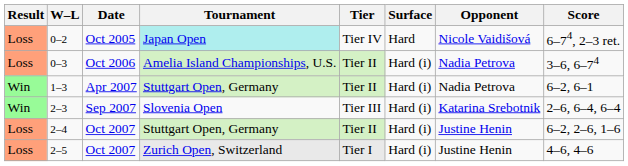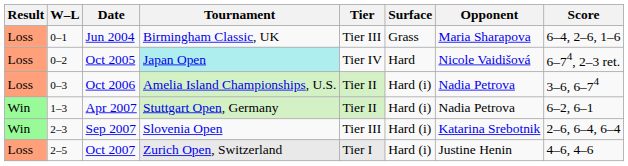+ row: (59, 37)
- row: (59, 129)
